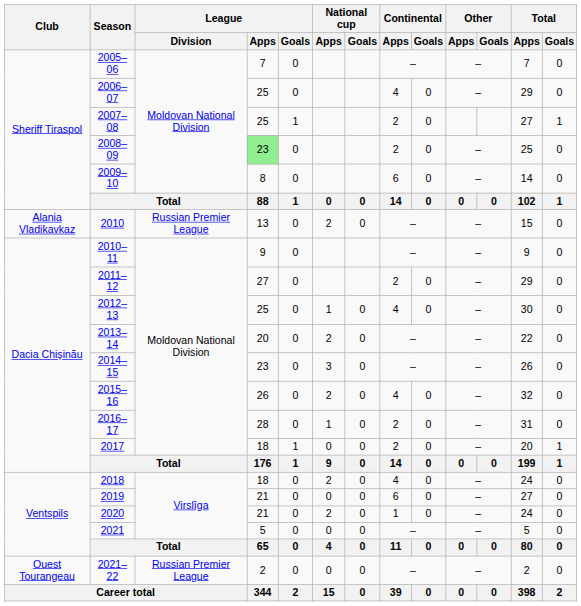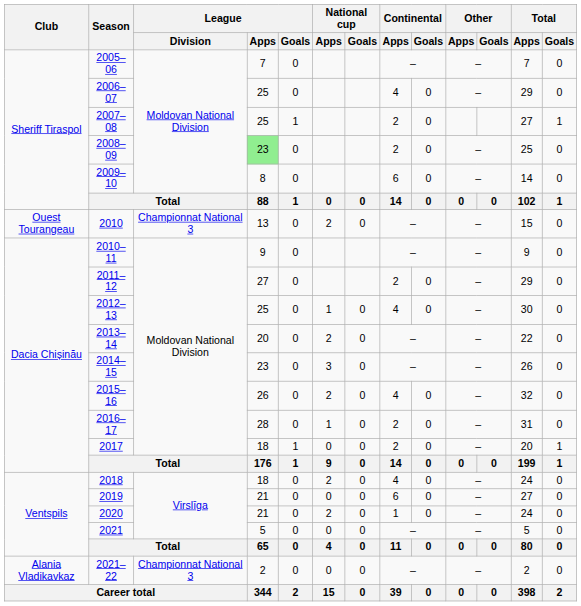(47, 224) Alania Vladikavkaz -> (46, 224) Ouest Tourangeau
(191, 224) Russian Premier League -> (190, 224) Championnat National 3
(47, 570) Ouest Tourangeau -> (46, 570) Alania Vladikavkaz
(191, 570) Russian Premier League -> (190, 570) Championnat National 3
